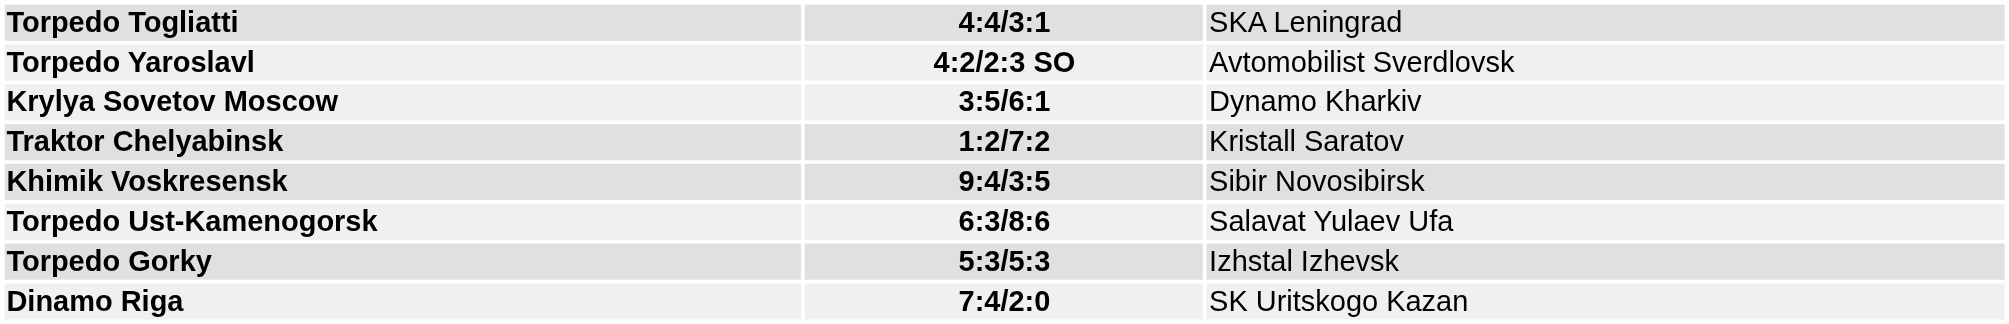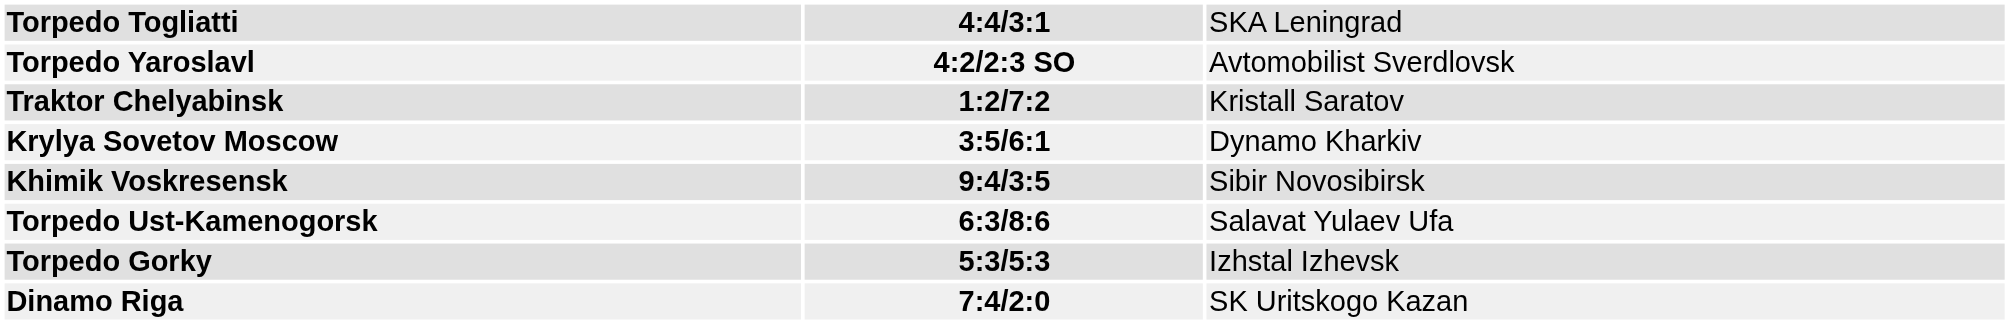rows swapped: (145, 141) <-> (172, 101)
